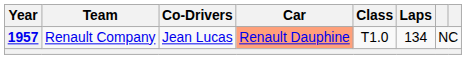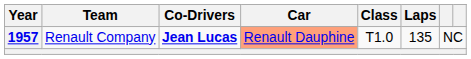(197, 38) normal -> (200, 38) bold
(416, 38) 134 -> (420, 38) 135
